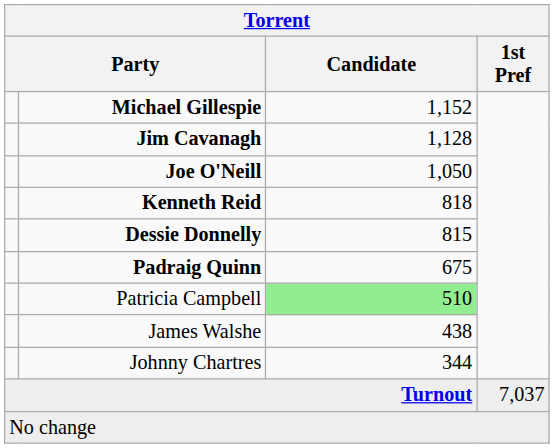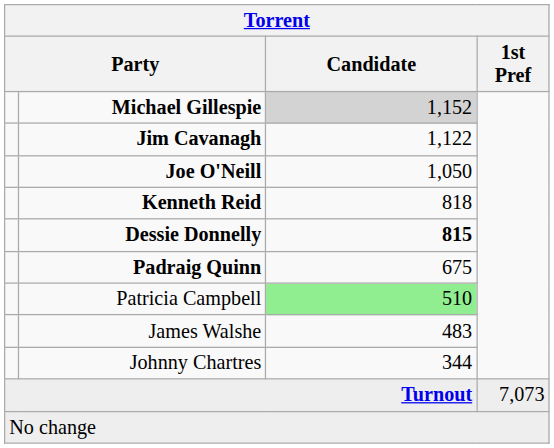(449, 107) no background -> (449, 107) lightgrey background
(449, 139) 1,128 -> (449, 139) 1,122
(457, 235) normal -> (457, 235) bold
(457, 330) 438 -> (457, 330) 483
(522, 394) 7,037 -> (522, 394) 7,073
